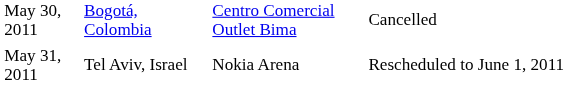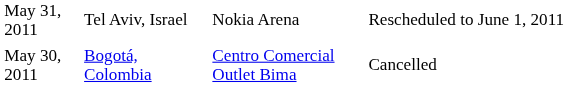rows swapped: (33, 19) <-> (33, 64)
